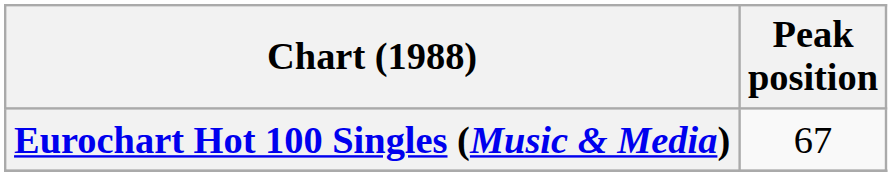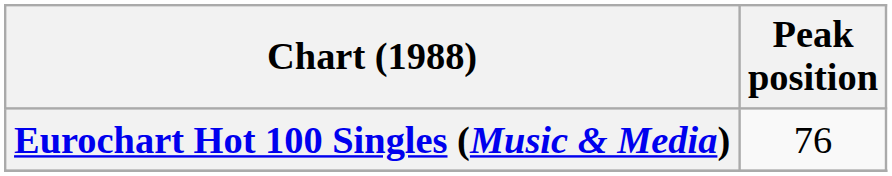(813, 139) 67 -> (813, 139) 76
